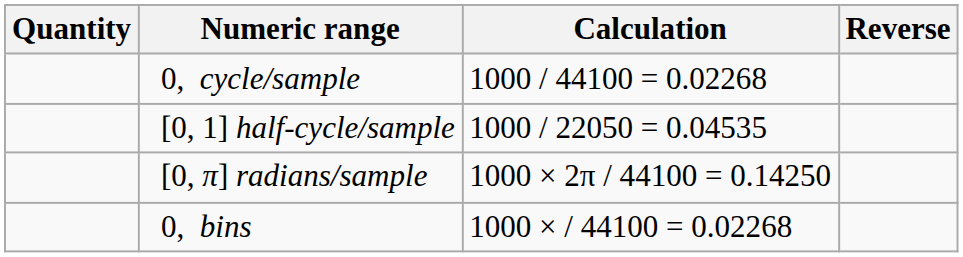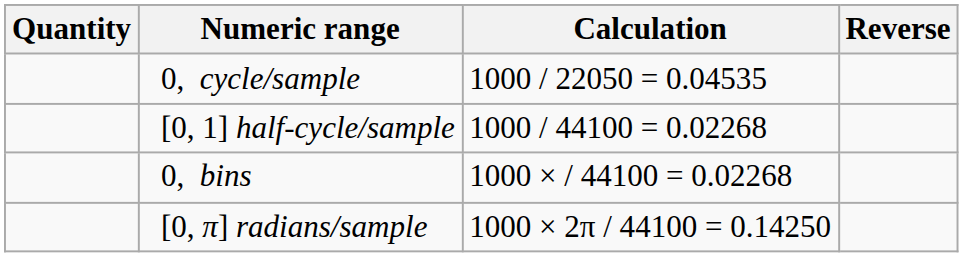(618, 78) 1000 / 44100 = 0.02268 -> (618, 78) 1000 / 22050 = 0.04535
(618, 127) 1000 / 22050 = 0.04535 -> (618, 127) 1000 / 44100 = 0.02268
rows swapped: (198, 226) <-> (286, 176)
